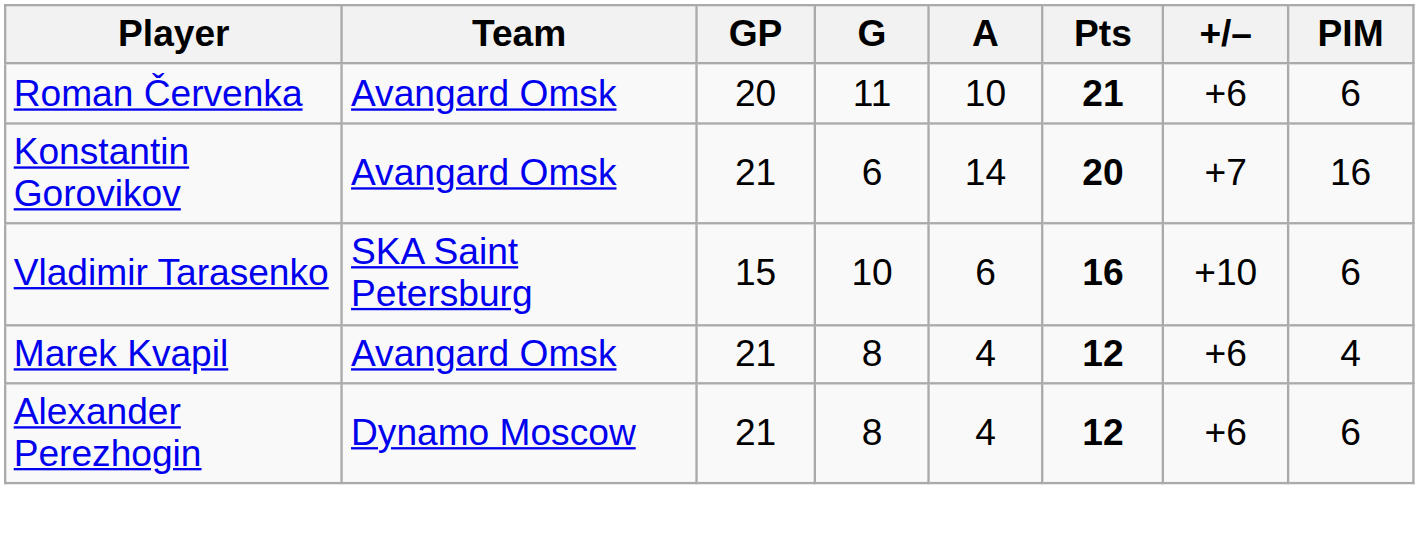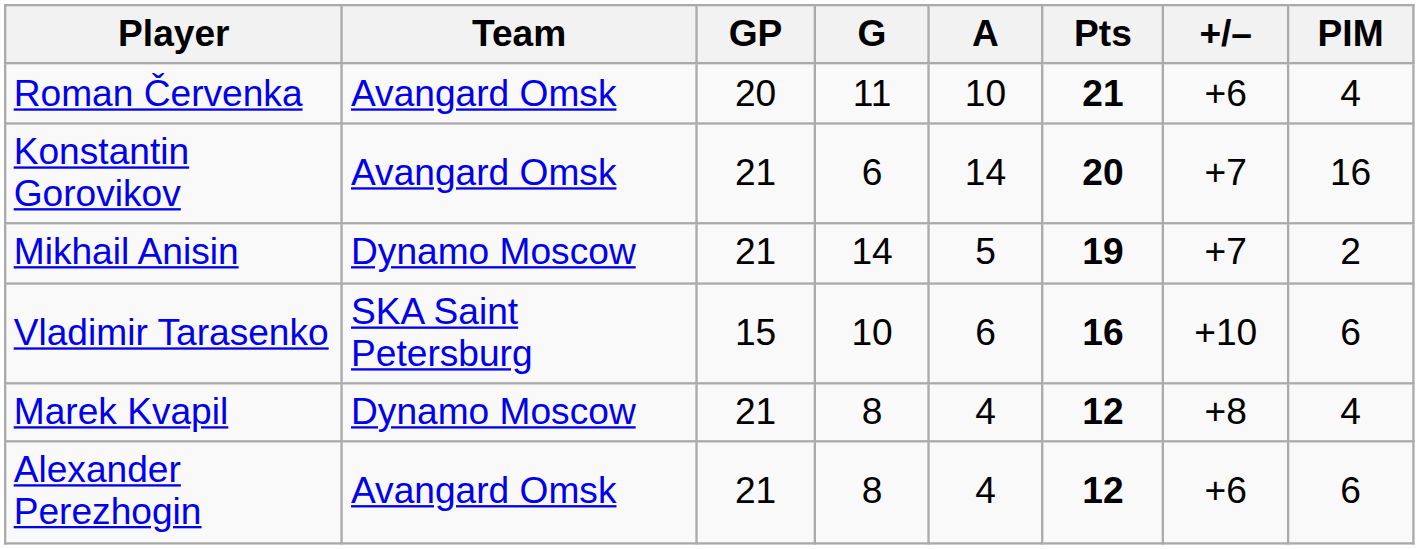(1351, 92) 6 -> (1351, 92) 4
+ row: (126, 252)
(484, 352) Avangard Omsk -> (493, 411) Dynamo Moscow
(1226, 352) +6 -> (1226, 411) +8
(493, 432) Dynamo Moscow -> (484, 491) Avangard Omsk
